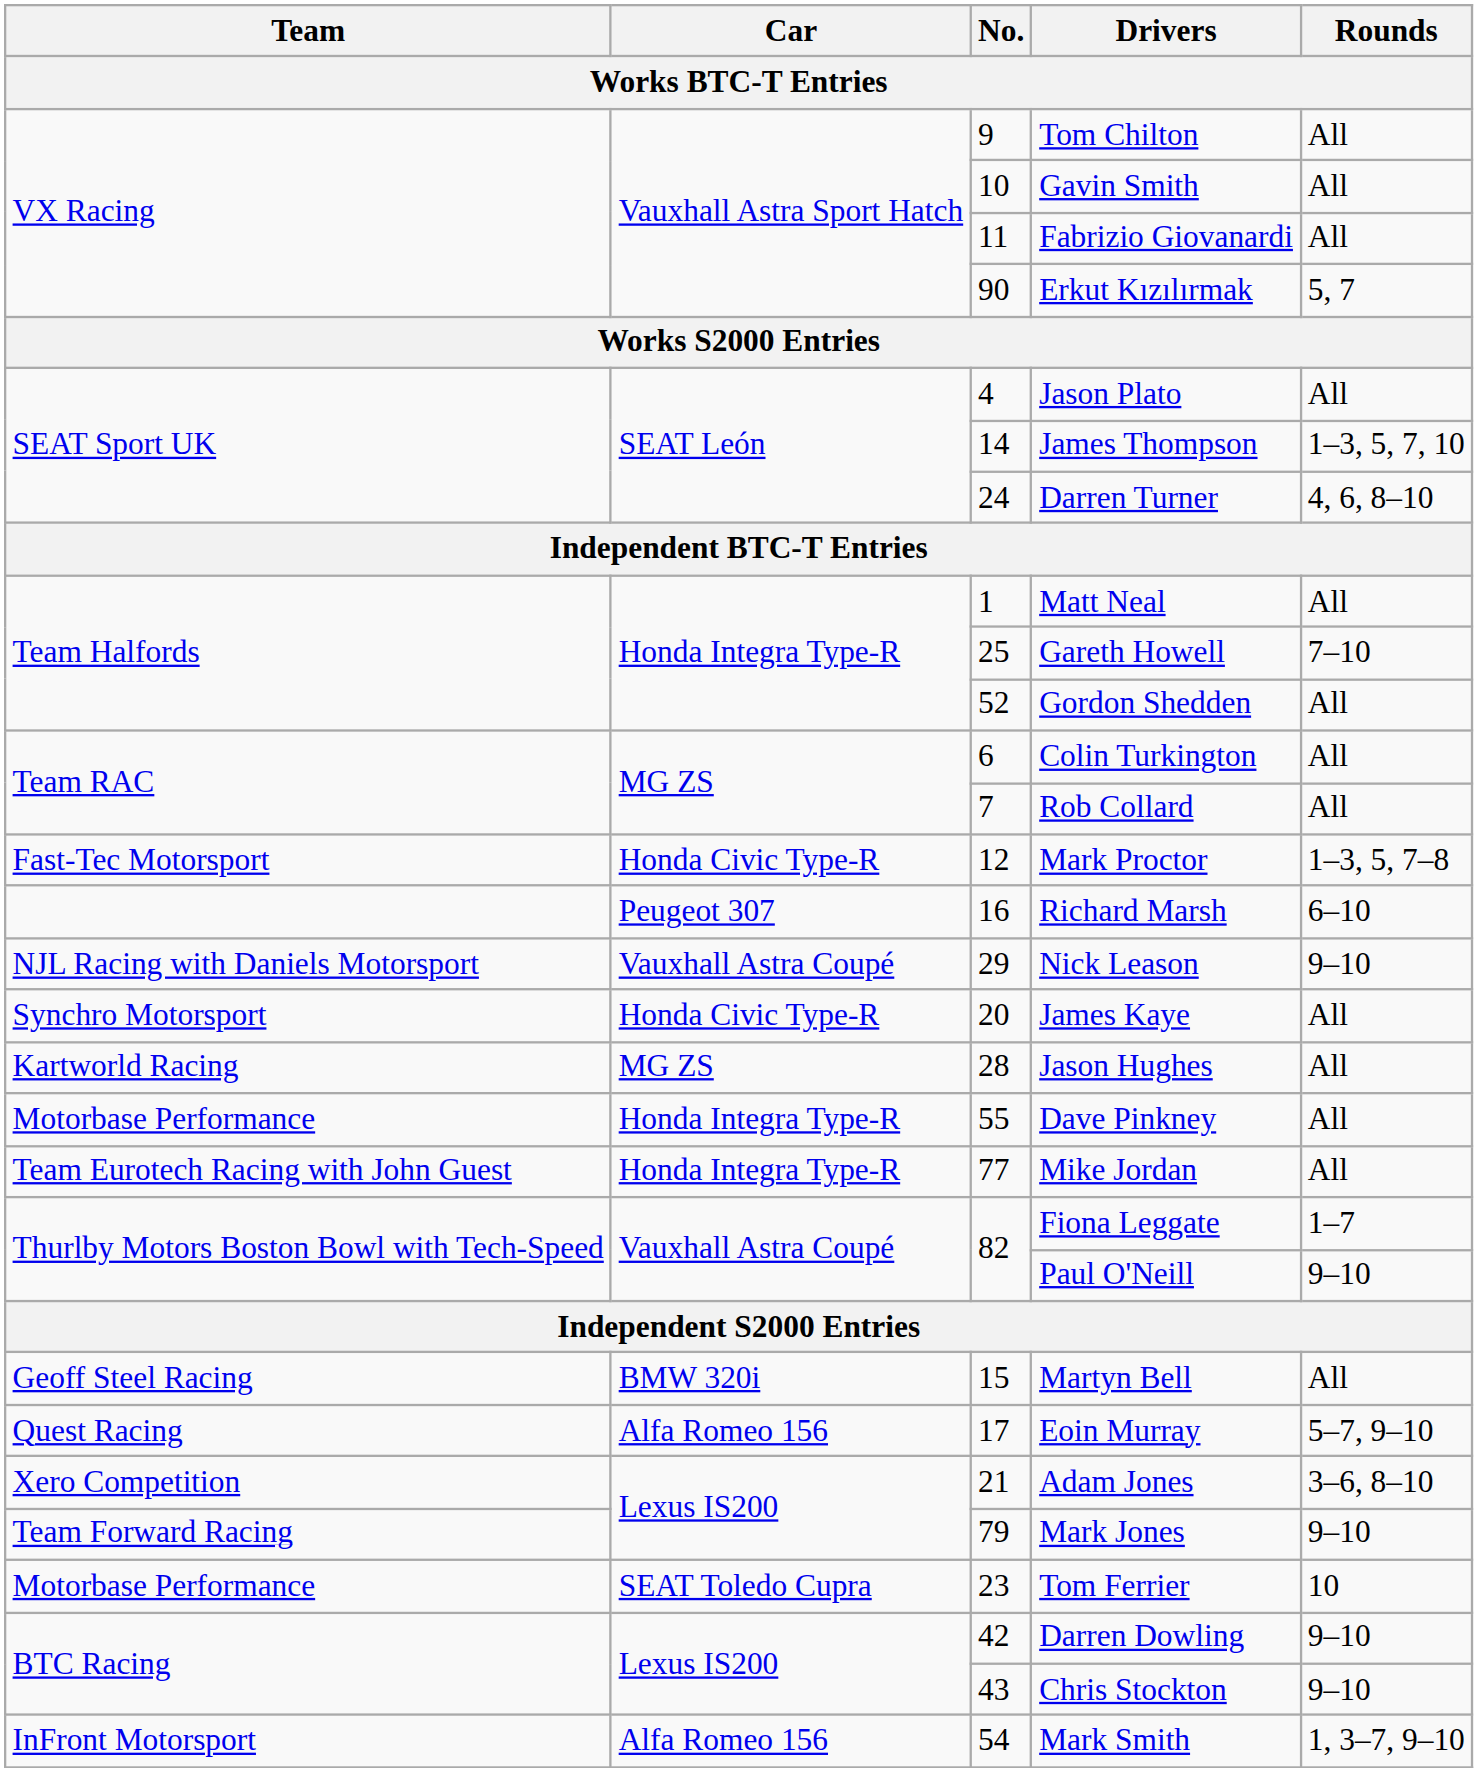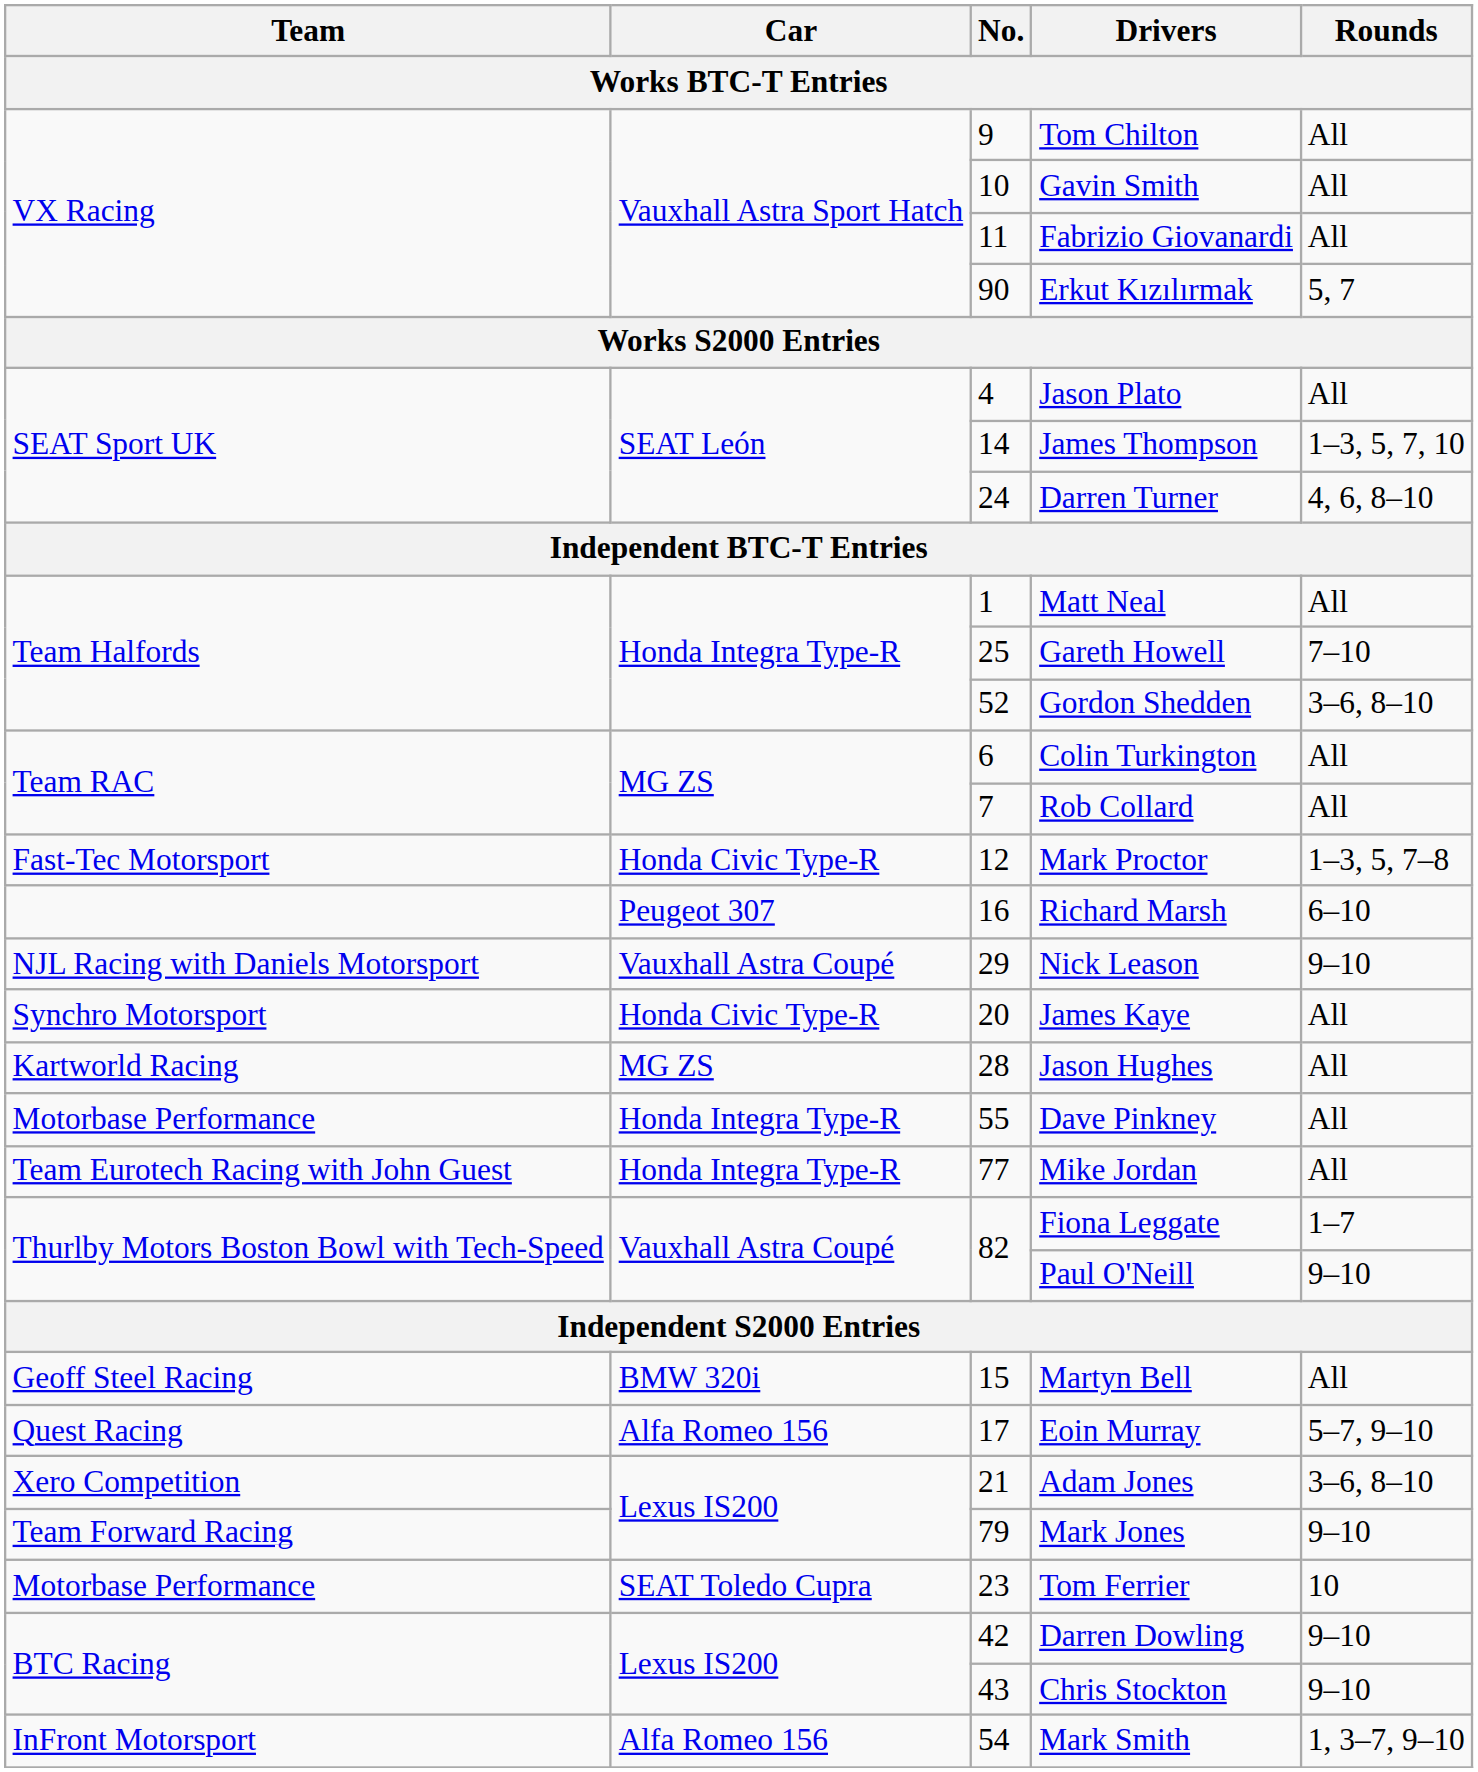(1328, 703) All -> (1371, 703) 3–6, 8–10
